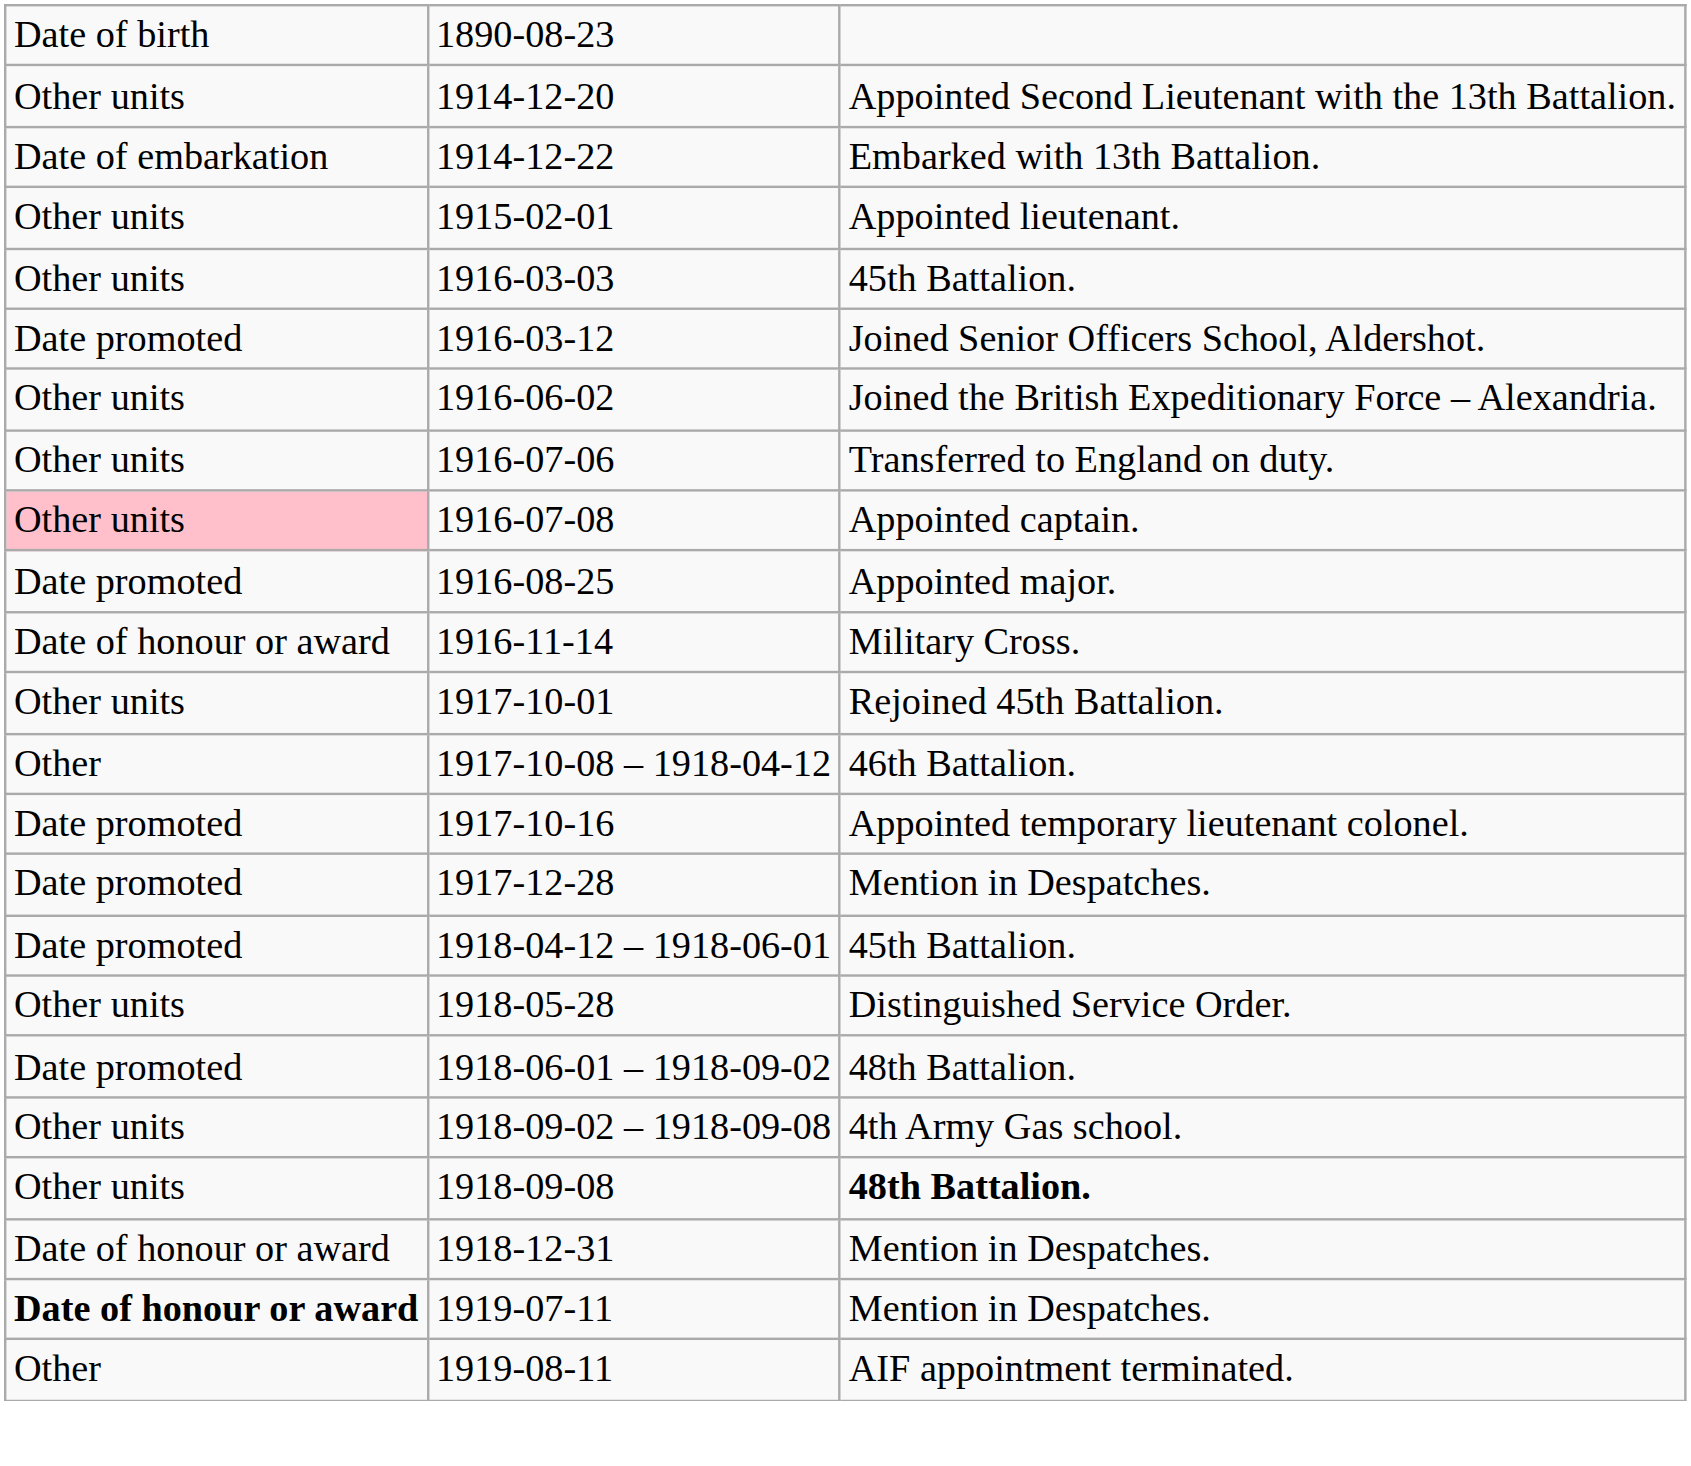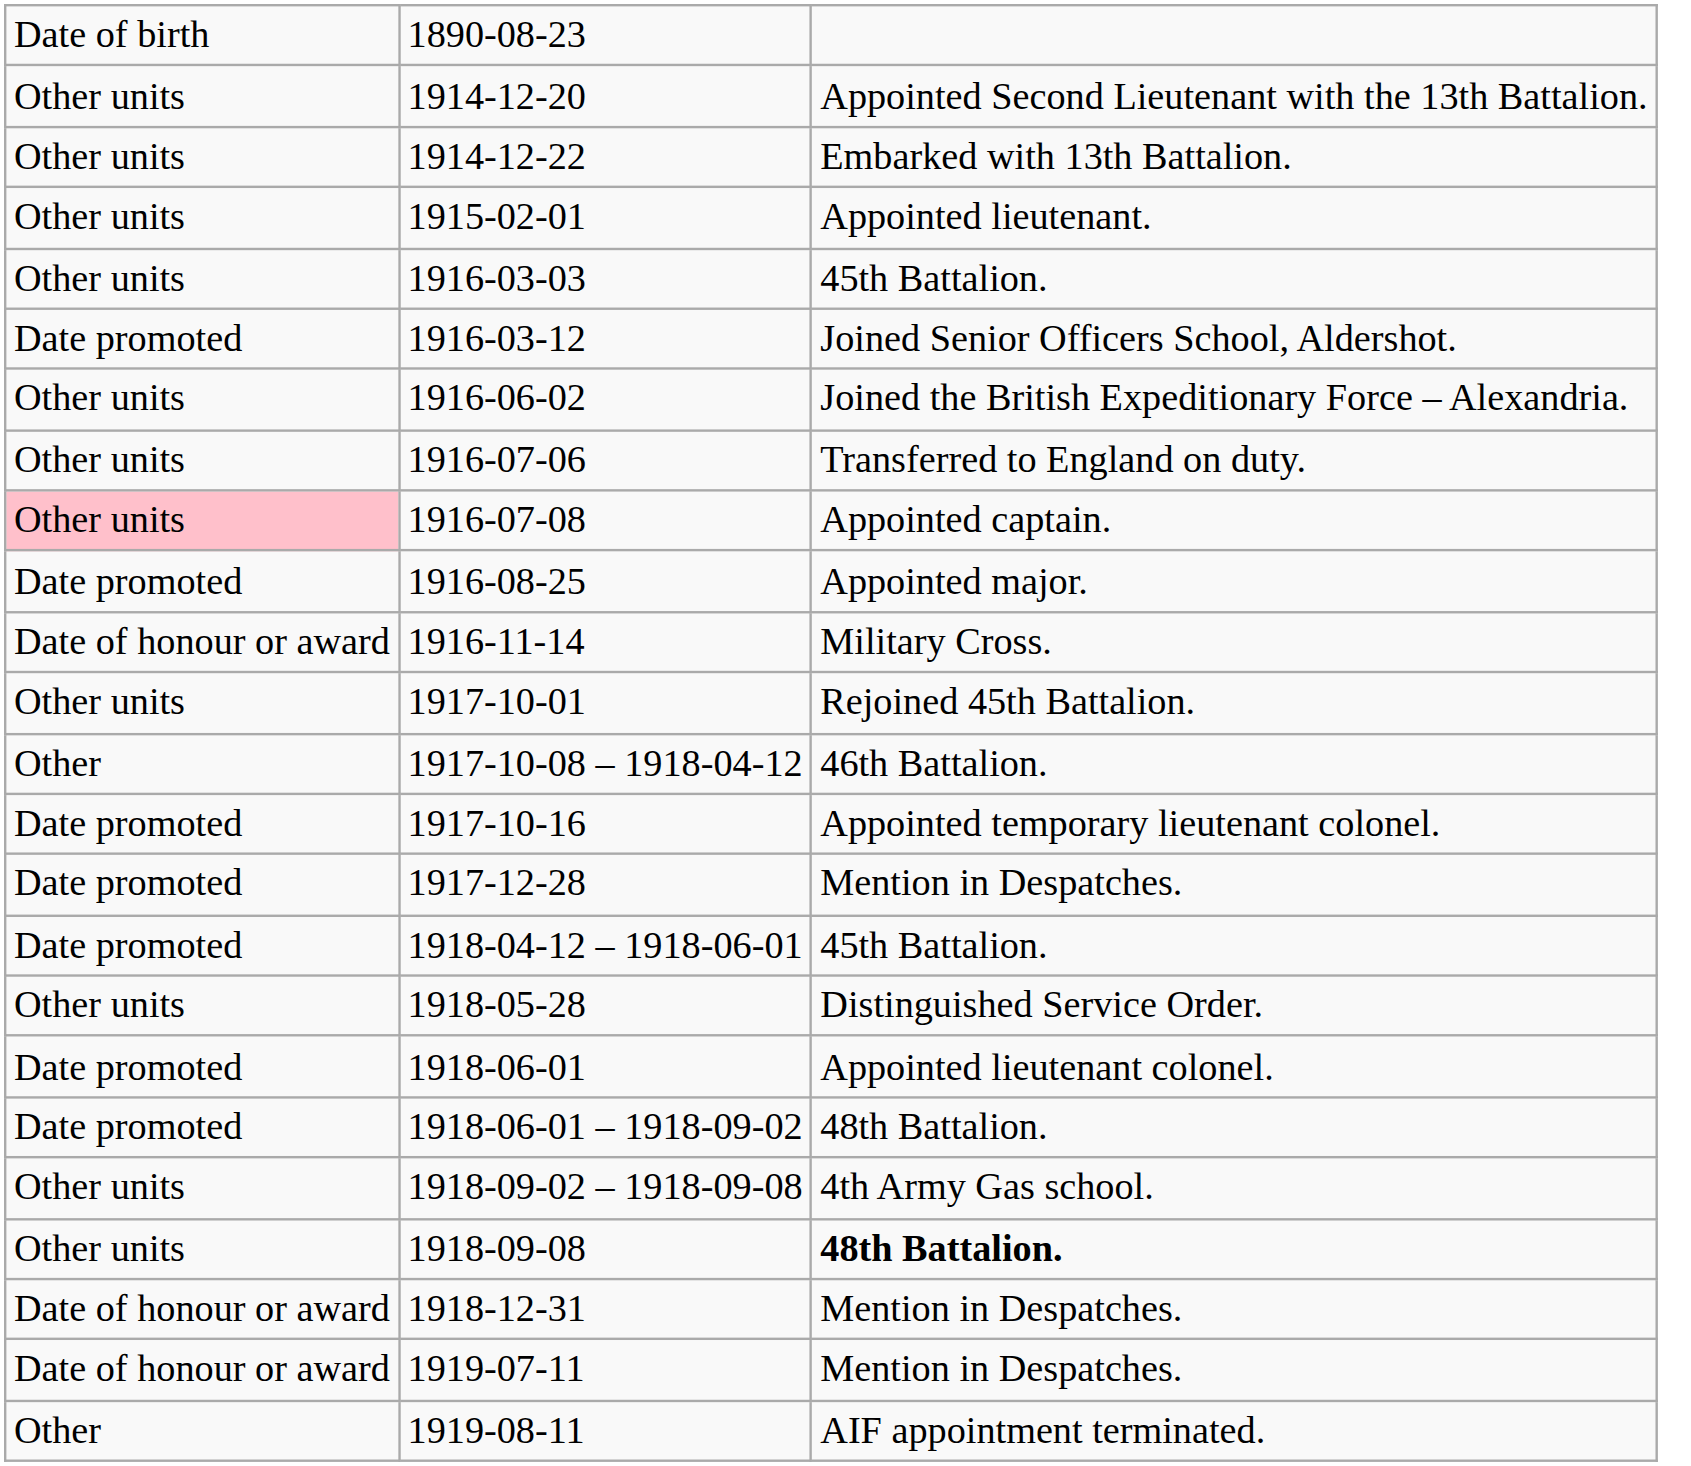(171, 156) Date of embarkation -> (100, 156) Other units
+ row: (497, 1065)
(216, 1308) bold -> (202, 1369) normal
